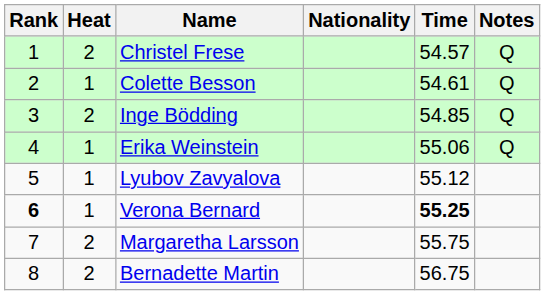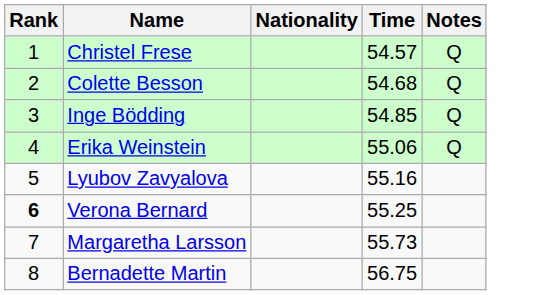- column: (89, 20)
(445, 83) 54.61 -> (392, 83) 54.68
(445, 178) 55.12 -> (392, 178) 55.16
(445, 210) bold -> (392, 210) normal
(445, 242) 55.75 -> (392, 242) 55.73
